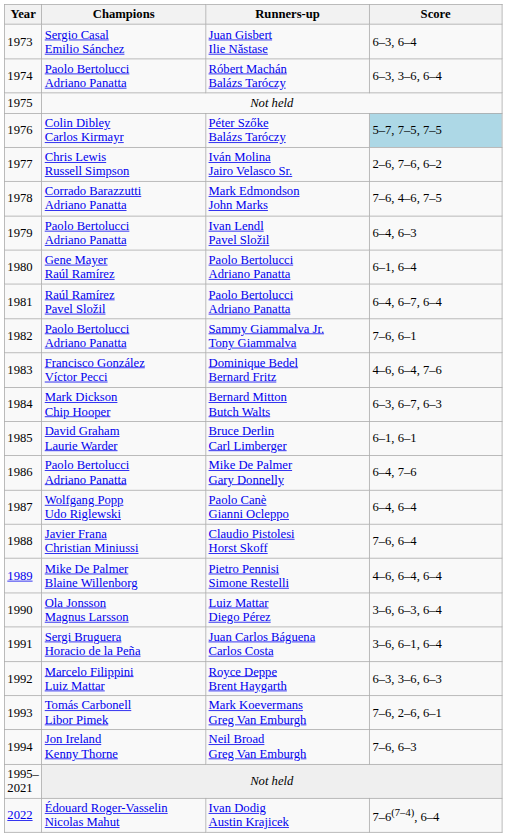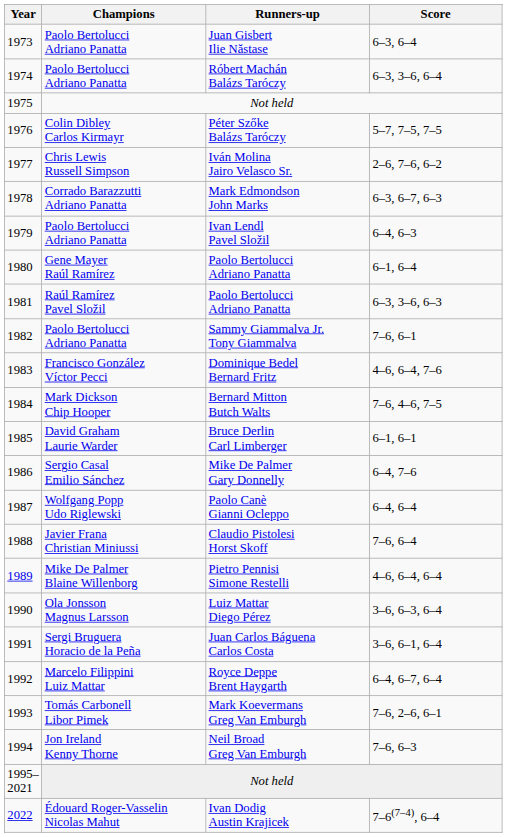(85, 41) Sergio Casal Emilio Sánchez -> (87, 41) Paolo Bertolucci Adriano Panatta
(407, 130) lightblue background -> (407, 130) no background
(407, 198) 7–6, 4–6, 7–5 -> (407, 198) 6–3, 6–7, 6–3
(407, 301) 6–4, 6–7, 6–4 -> (407, 301) 6–3, 3–6, 6–3
(407, 404) 6–3, 6–7, 6–3 -> (407, 404) 7–6, 4–6, 7–5
(87, 472) Paolo Bertolucci Adriano Panatta -> (85, 472) Sergio Casal Emilio Sánchez
(407, 678) 6–3, 3–6, 6–3 -> (407, 678) 6–4, 6–7, 6–4
